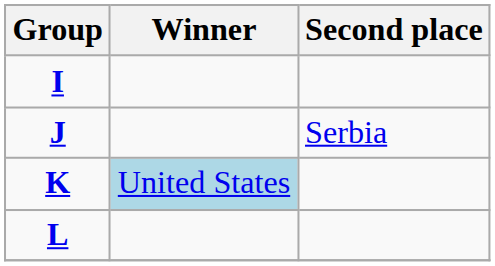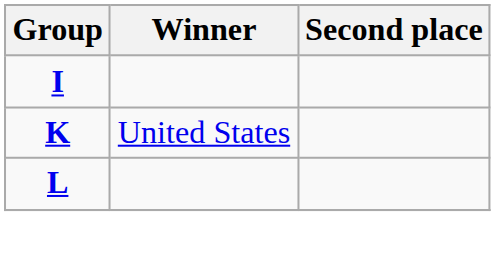- row: (58, 132)
(204, 183) lightblue background -> (204, 132) no background
